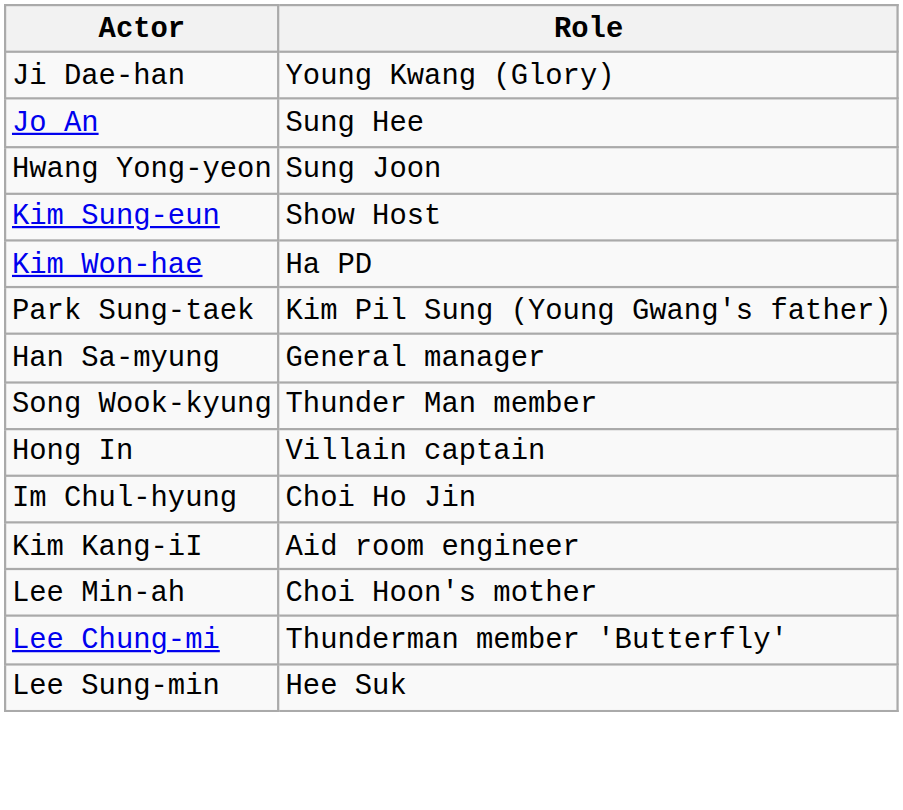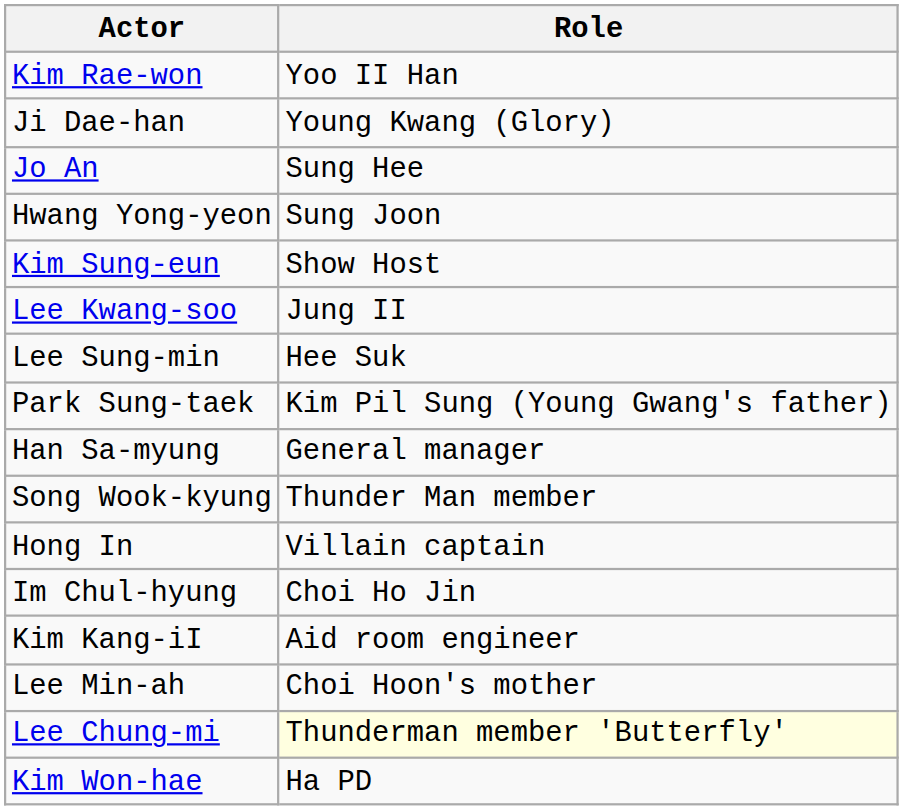+ row: (107, 76)
+ row: (125, 311)
rows swapped: (116, 687) <-> (107, 264)
(537, 640) no background -> (537, 734) lightyellow background
